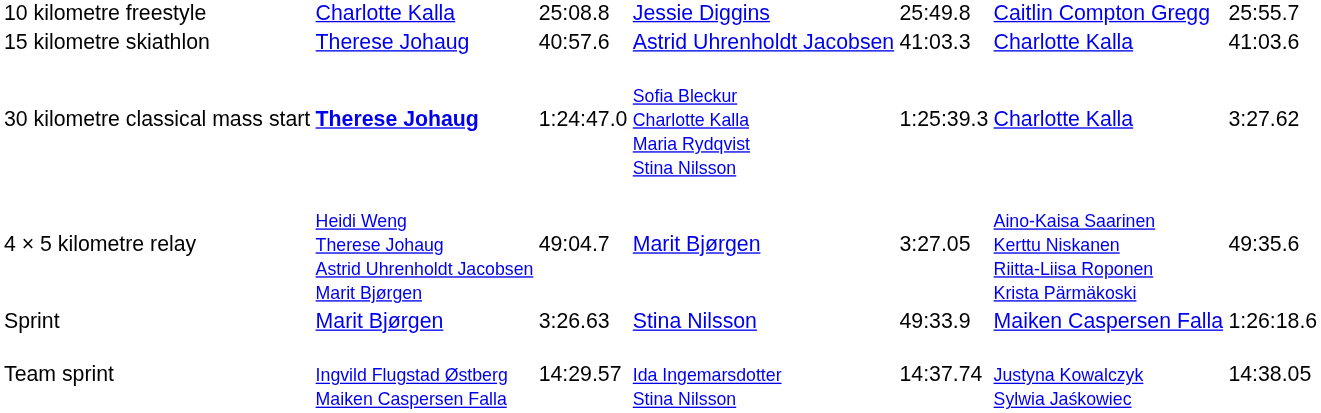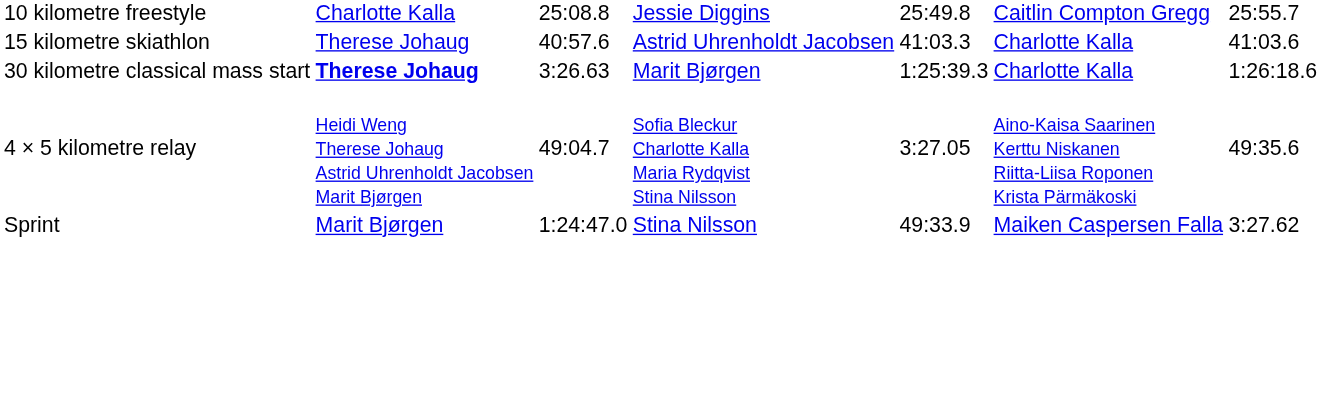(583, 119) 1:24:47.0 -> (574, 71) 3:26.63
(691, 132) Sofia Bleckur Charlotte Kalla Maria Rydqvist Stina Nilsson -> (697, 71) Marit Bjørgen
(1264, 119) 3:27.62 -> (1273, 71) 1:26:18.6
(697, 244) Marit Bjørgen -> (691, 161) Sofia Bleckur Charlotte Kalla Maria Rydqvist Stina Nilsson
(574, 321) 3:26.63 -> (583, 225) 1:24:47.0
(1273, 321) 1:26:18.6 -> (1264, 225) 3:27.62
- row: (59, 374)
